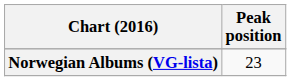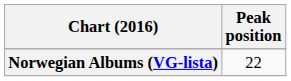(254, 62) 23 -> (254, 62) 22
